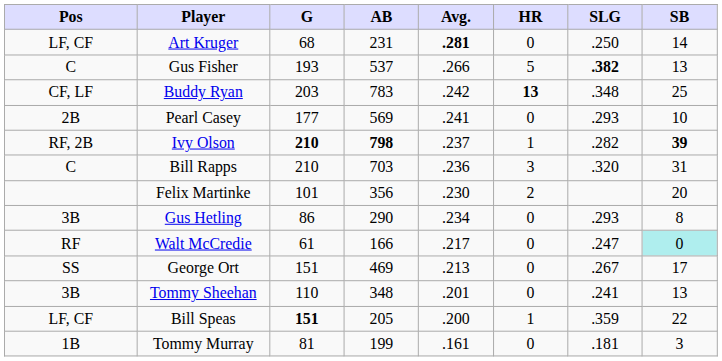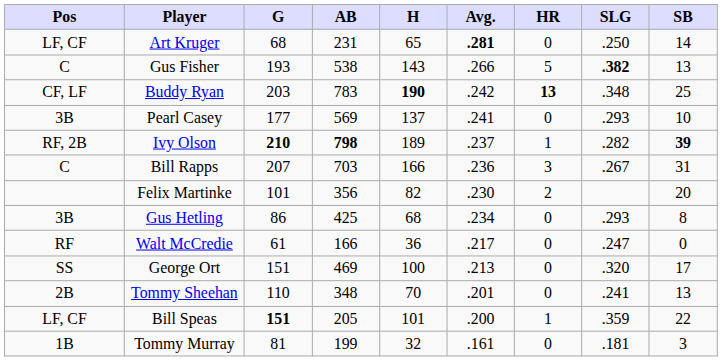+ column: (413, 17)
(381, 67) 537 -> (346, 67) 538
(71, 117) 2B -> (64, 117) 3B
(307, 167) 210 -> (278, 167) 207
(605, 167) .320 -> (616, 167) .267
(381, 218) 290 -> (346, 218) 425
(680, 243) paleturquoise background -> (683, 243) no background
(605, 268) .267 -> (616, 268) .320
(71, 293) 3B -> (64, 293) 2B
